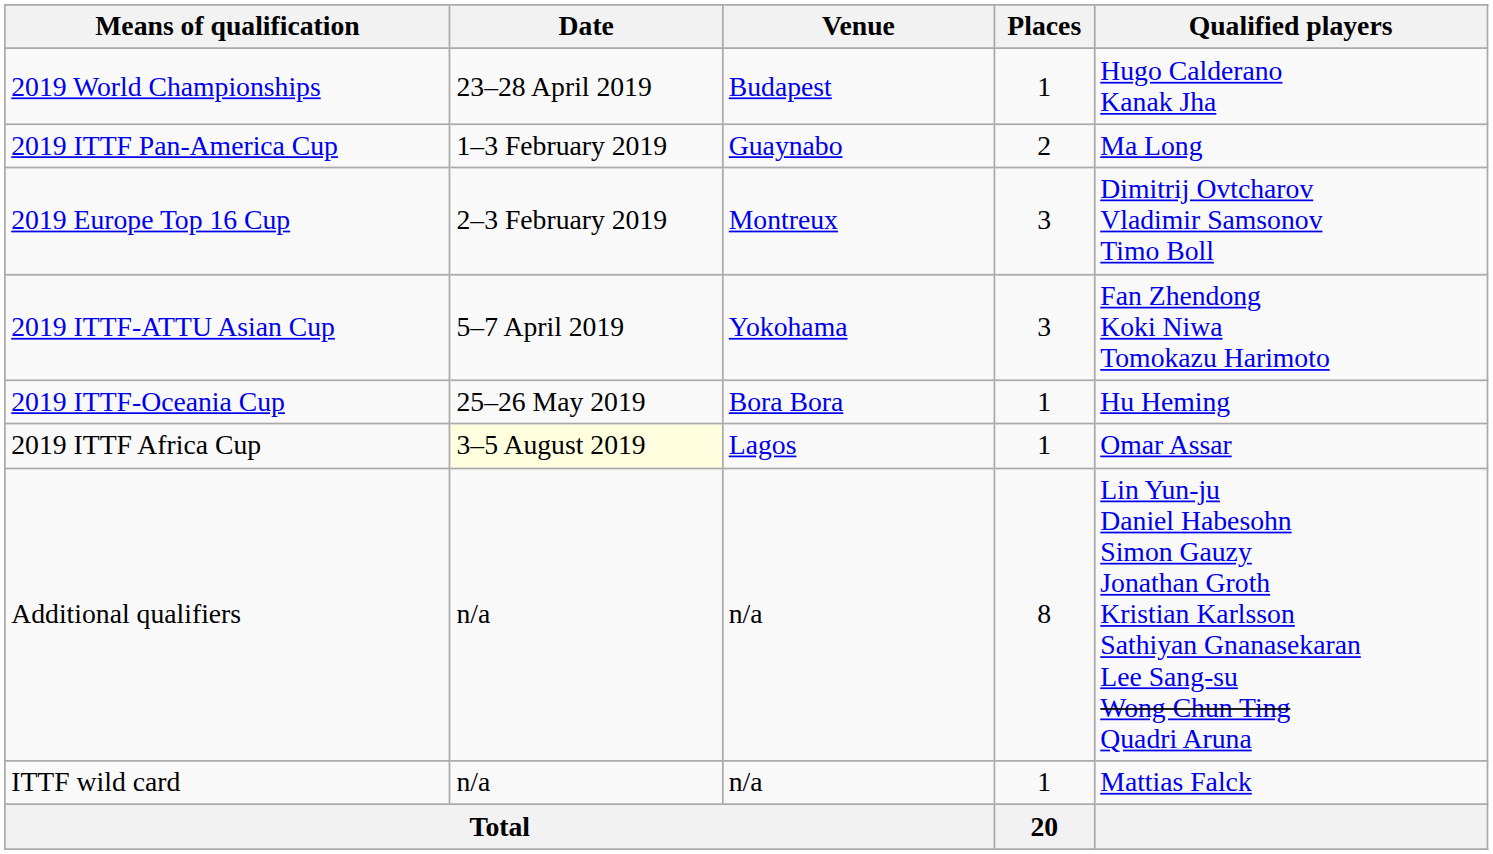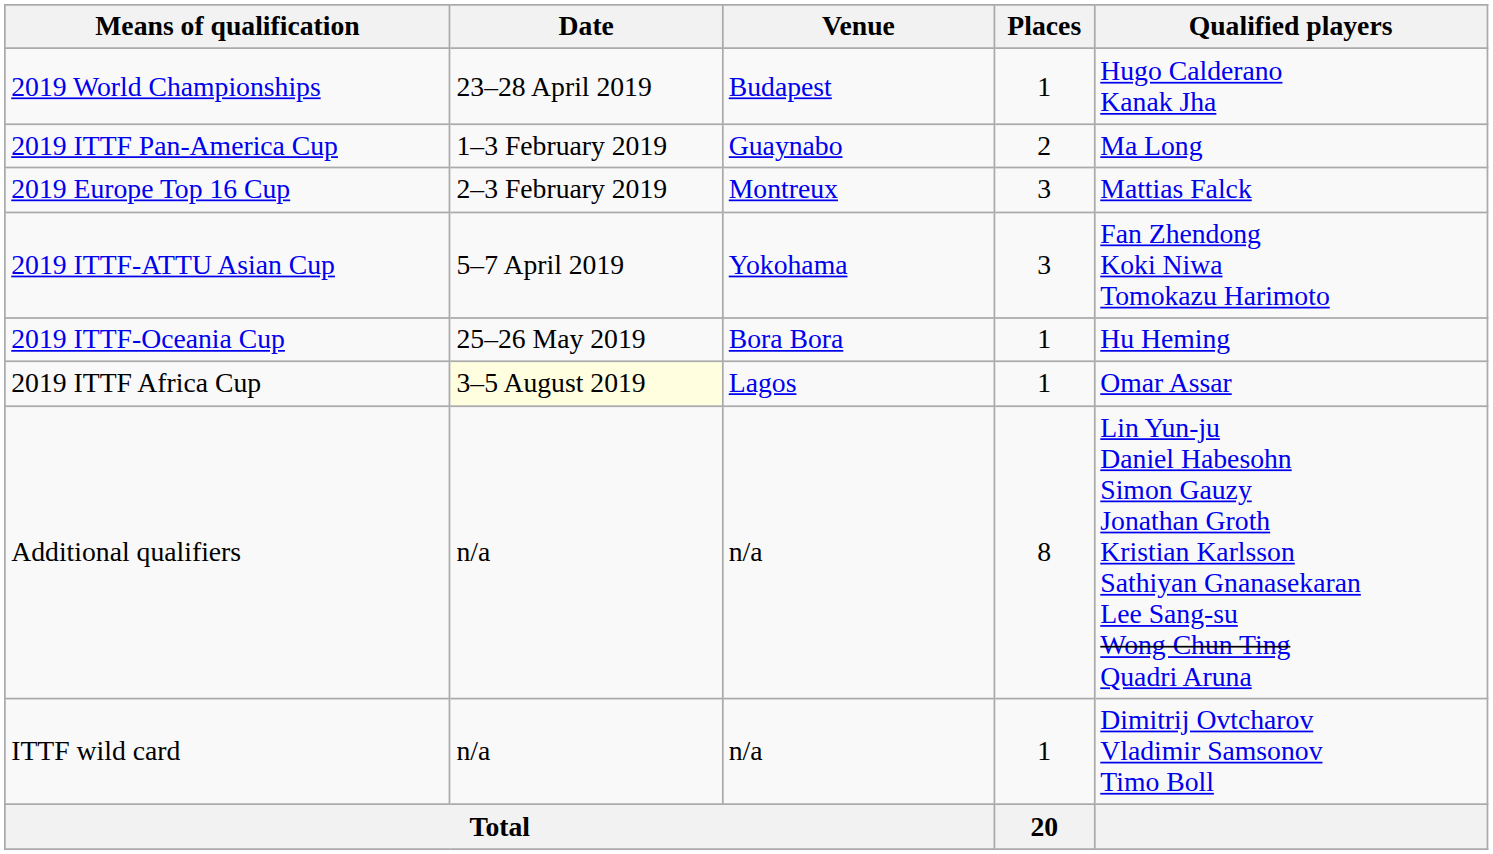(1211, 220) Dimitrij Ovtcharov Vladimir Samsonov Timo Boll -> (1176, 189) Mattias Falck
(1176, 782) Mattias Falck -> (1211, 751) Dimitrij Ovtcharov Vladimir Samsonov Timo Boll
